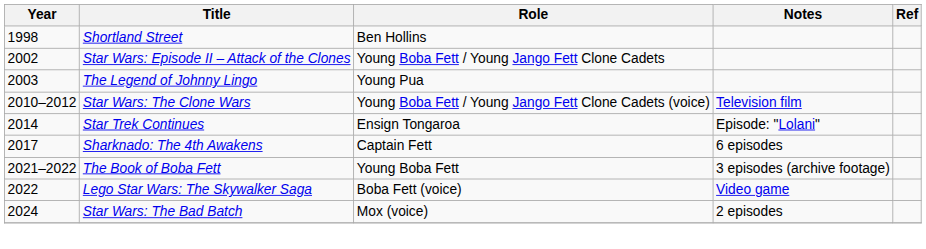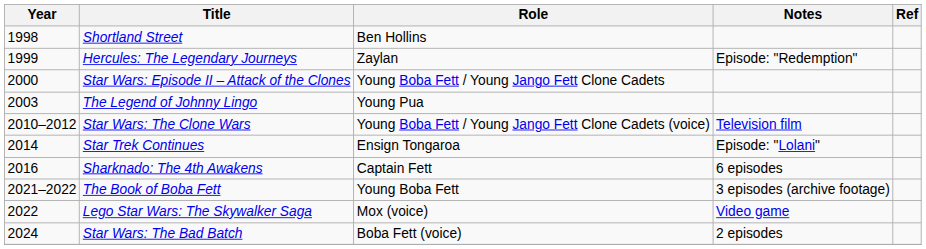+ row: (190, 59)
(23, 59) 2002 -> (23, 80) 2000
(23, 146) 2017 -> (23, 168) 2016
(409, 189) Boba Fett (voice) -> (392, 211) Mox (voice)
(392, 211) Mox (voice) -> (409, 233) Boba Fett (voice)
